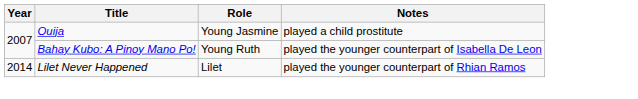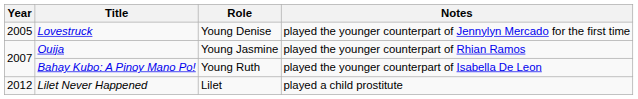+ row: (65, 31)
(343, 31) played a child prostitute -> (404, 49) played the younger counterpart of Rhian Ramos
(20, 67) 2014 -> (20, 85) 2012
(404, 67) played the younger counterpart of Rhian Ramos -> (343, 85) played a child prostitute
